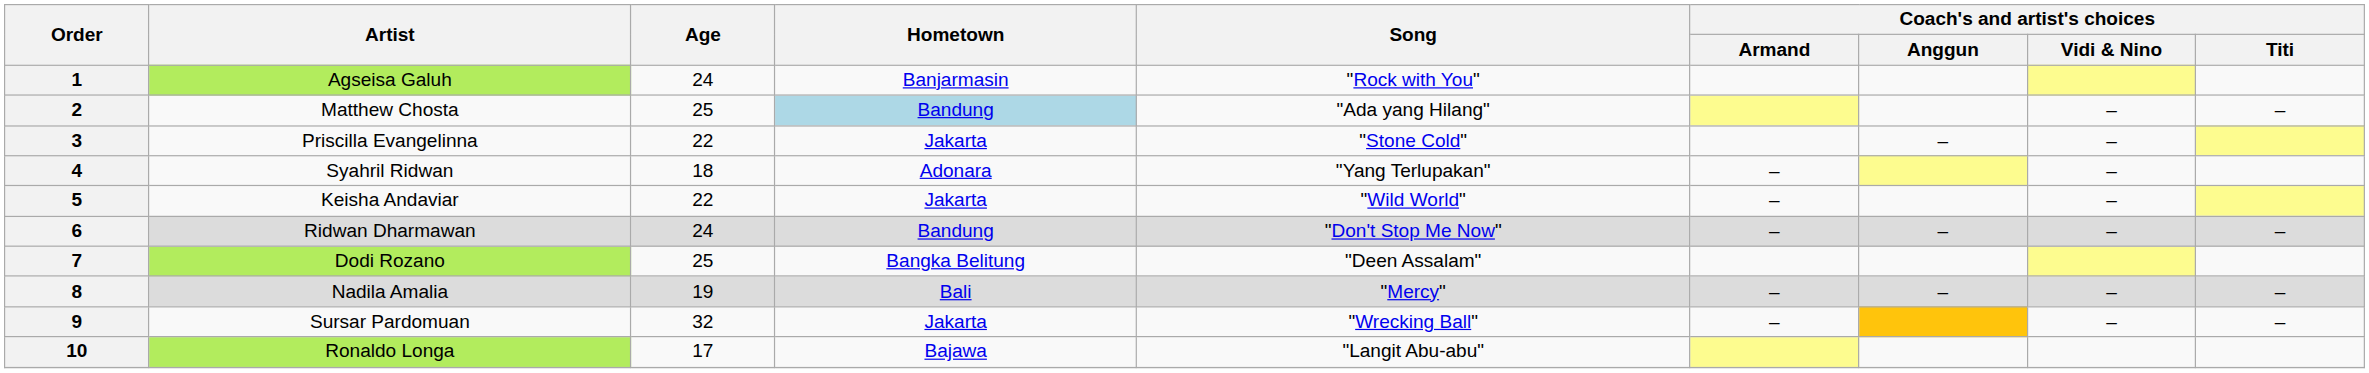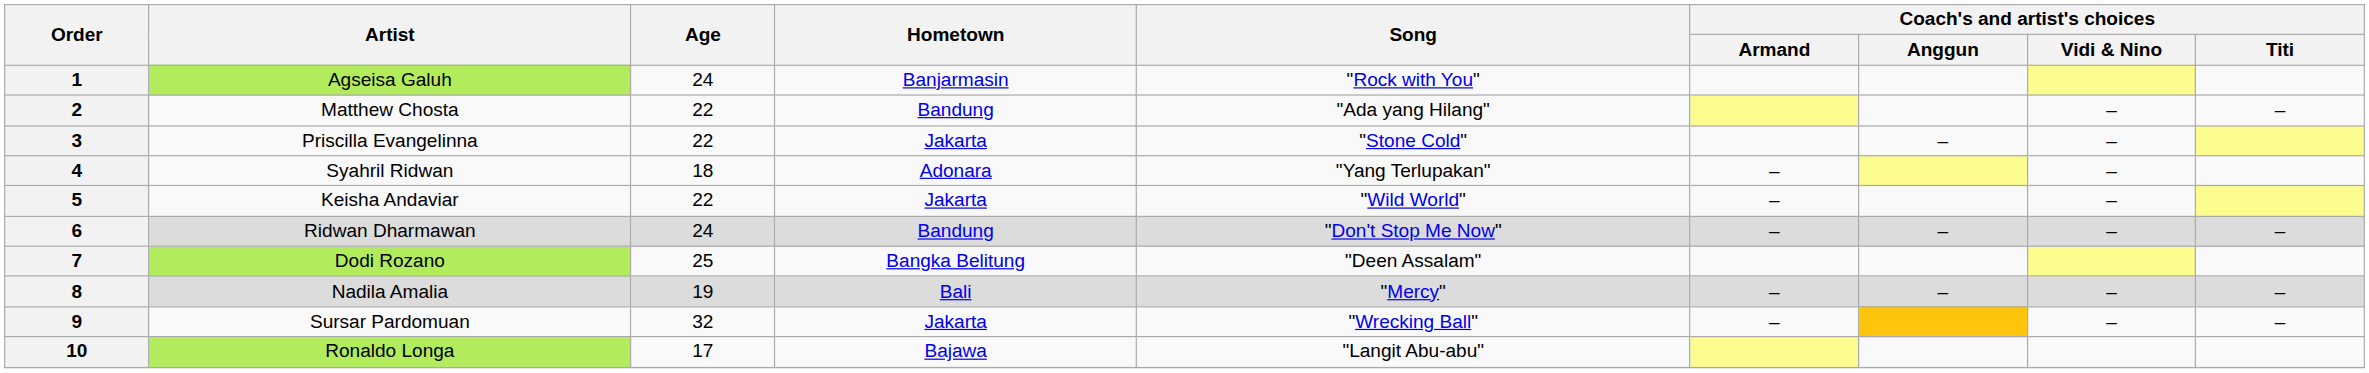(703, 110) 25 -> (703, 110) 22
(956, 110) lightblue background -> (956, 110) no background
